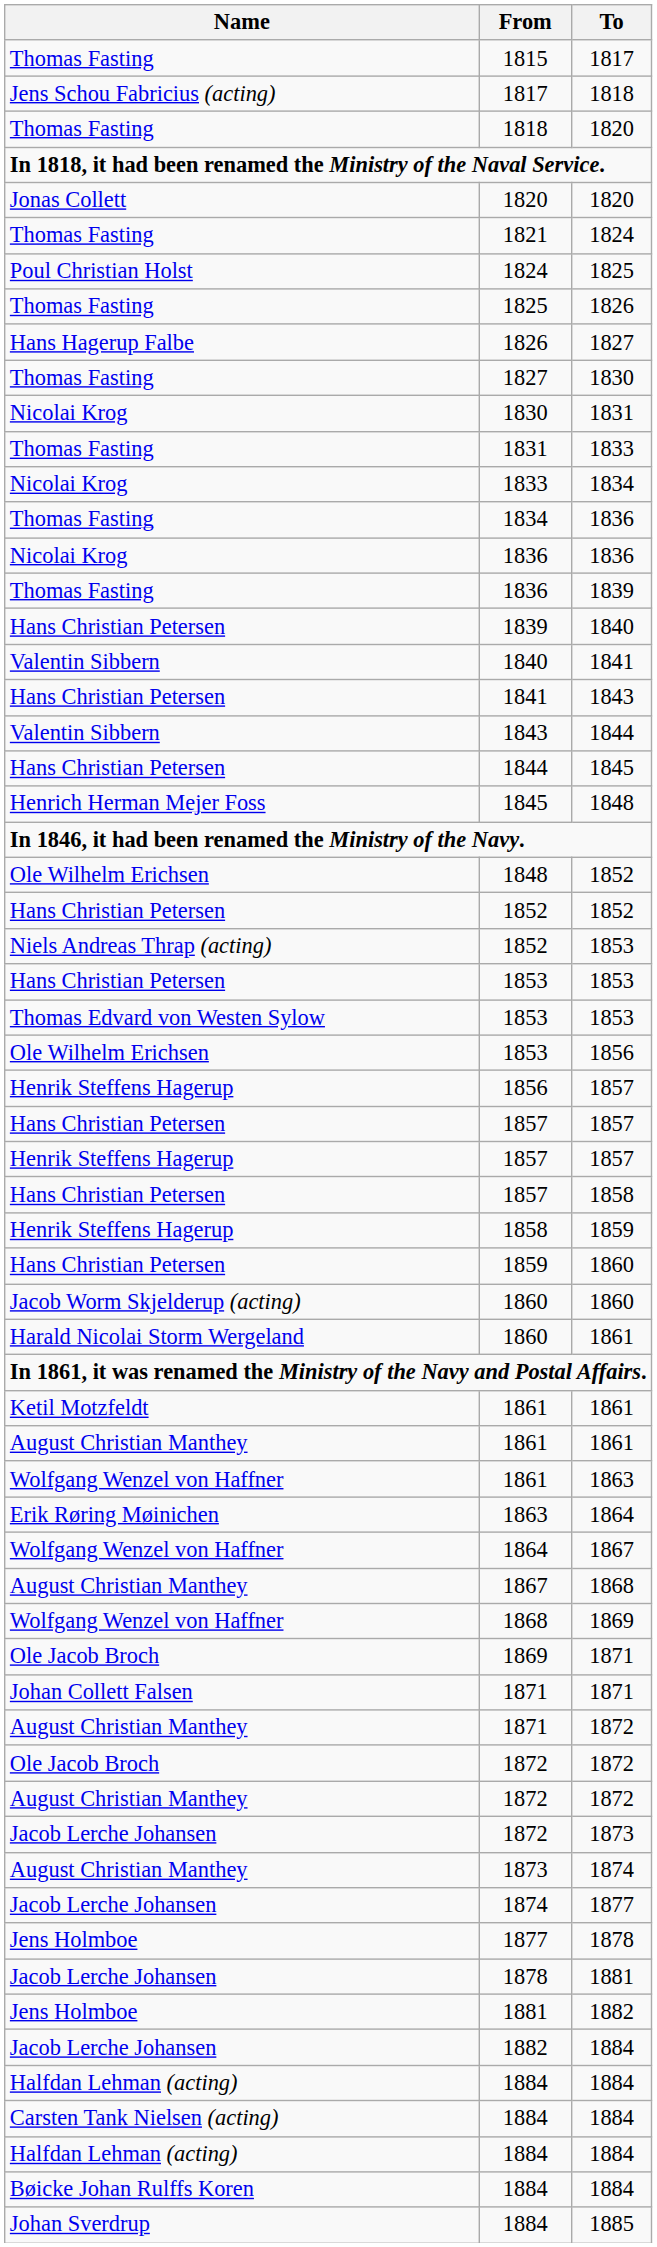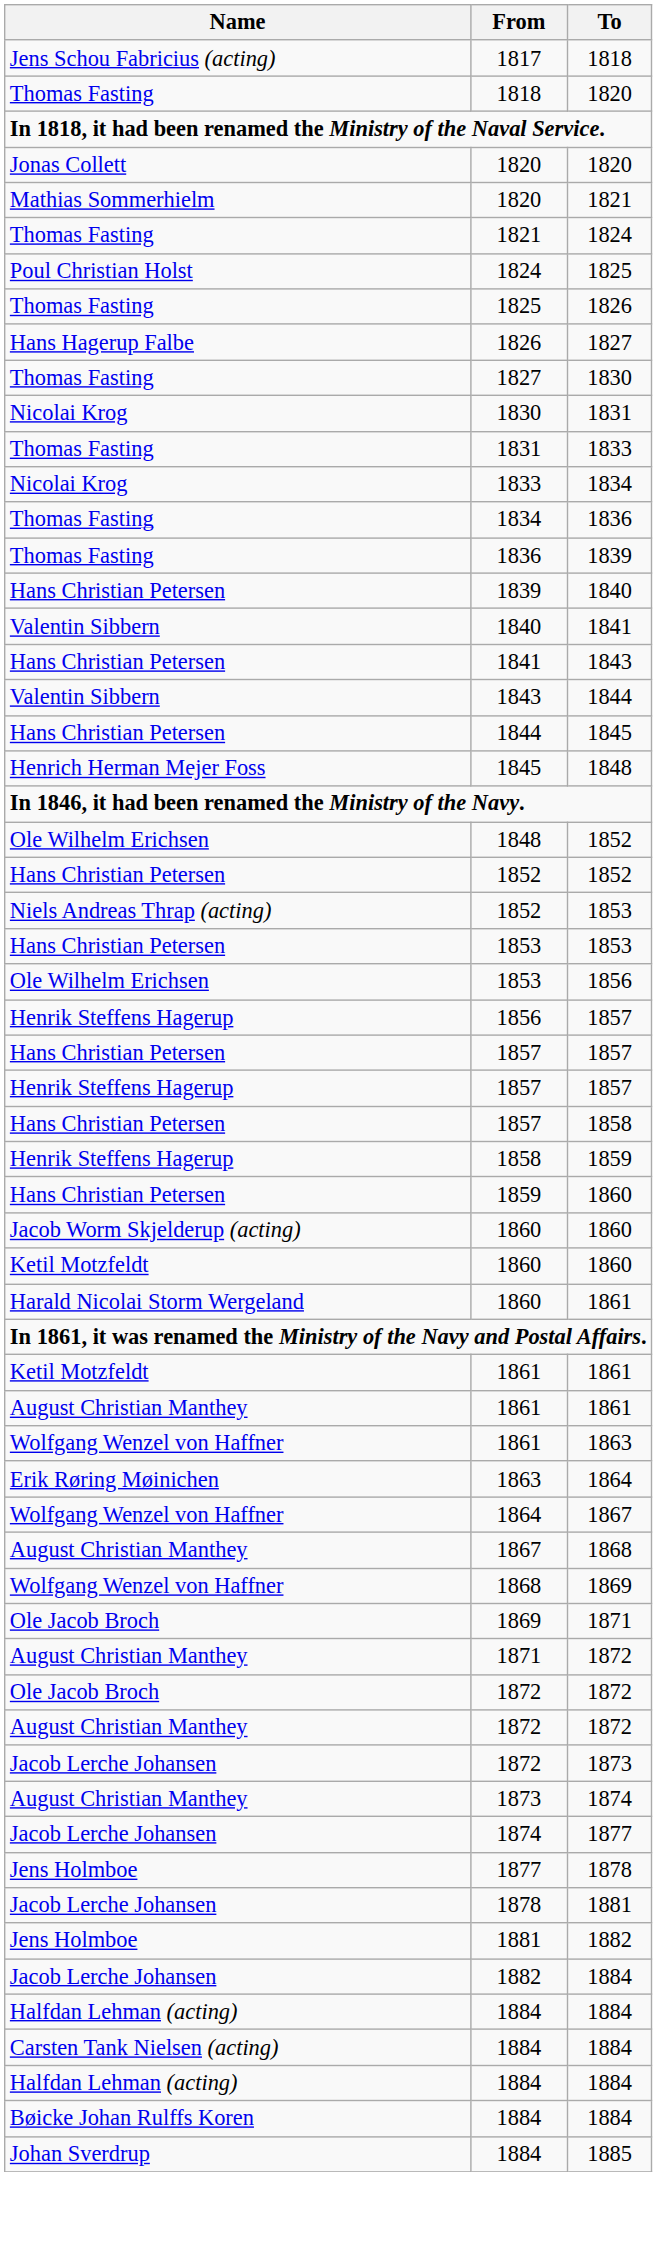- row: (82, 57)
+ row: (112, 199)
- row: (69, 555)
- row: (167, 1016)
+ row: (79, 1265)
- row: (101, 1691)
